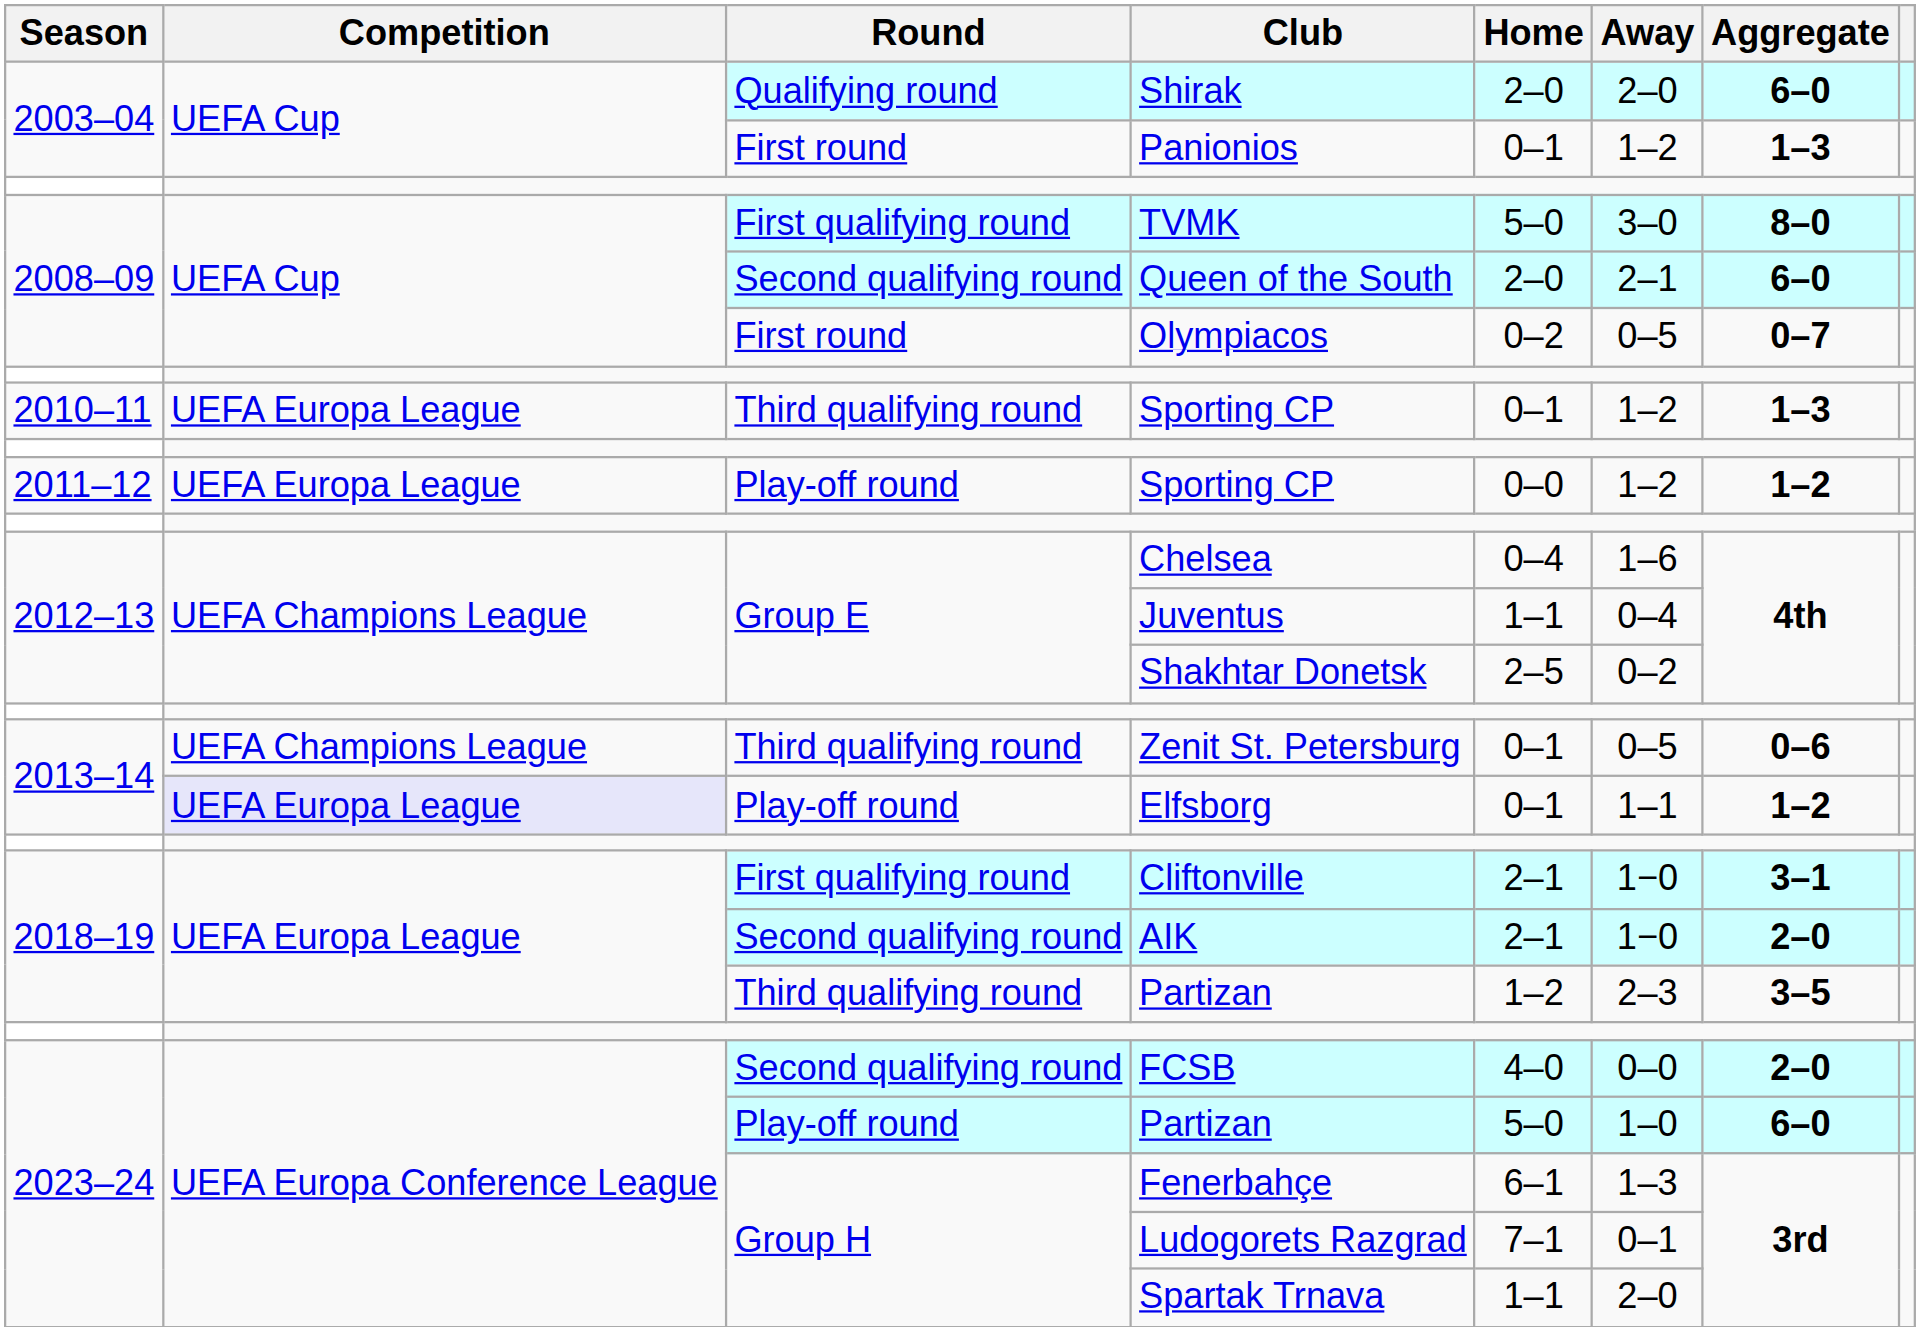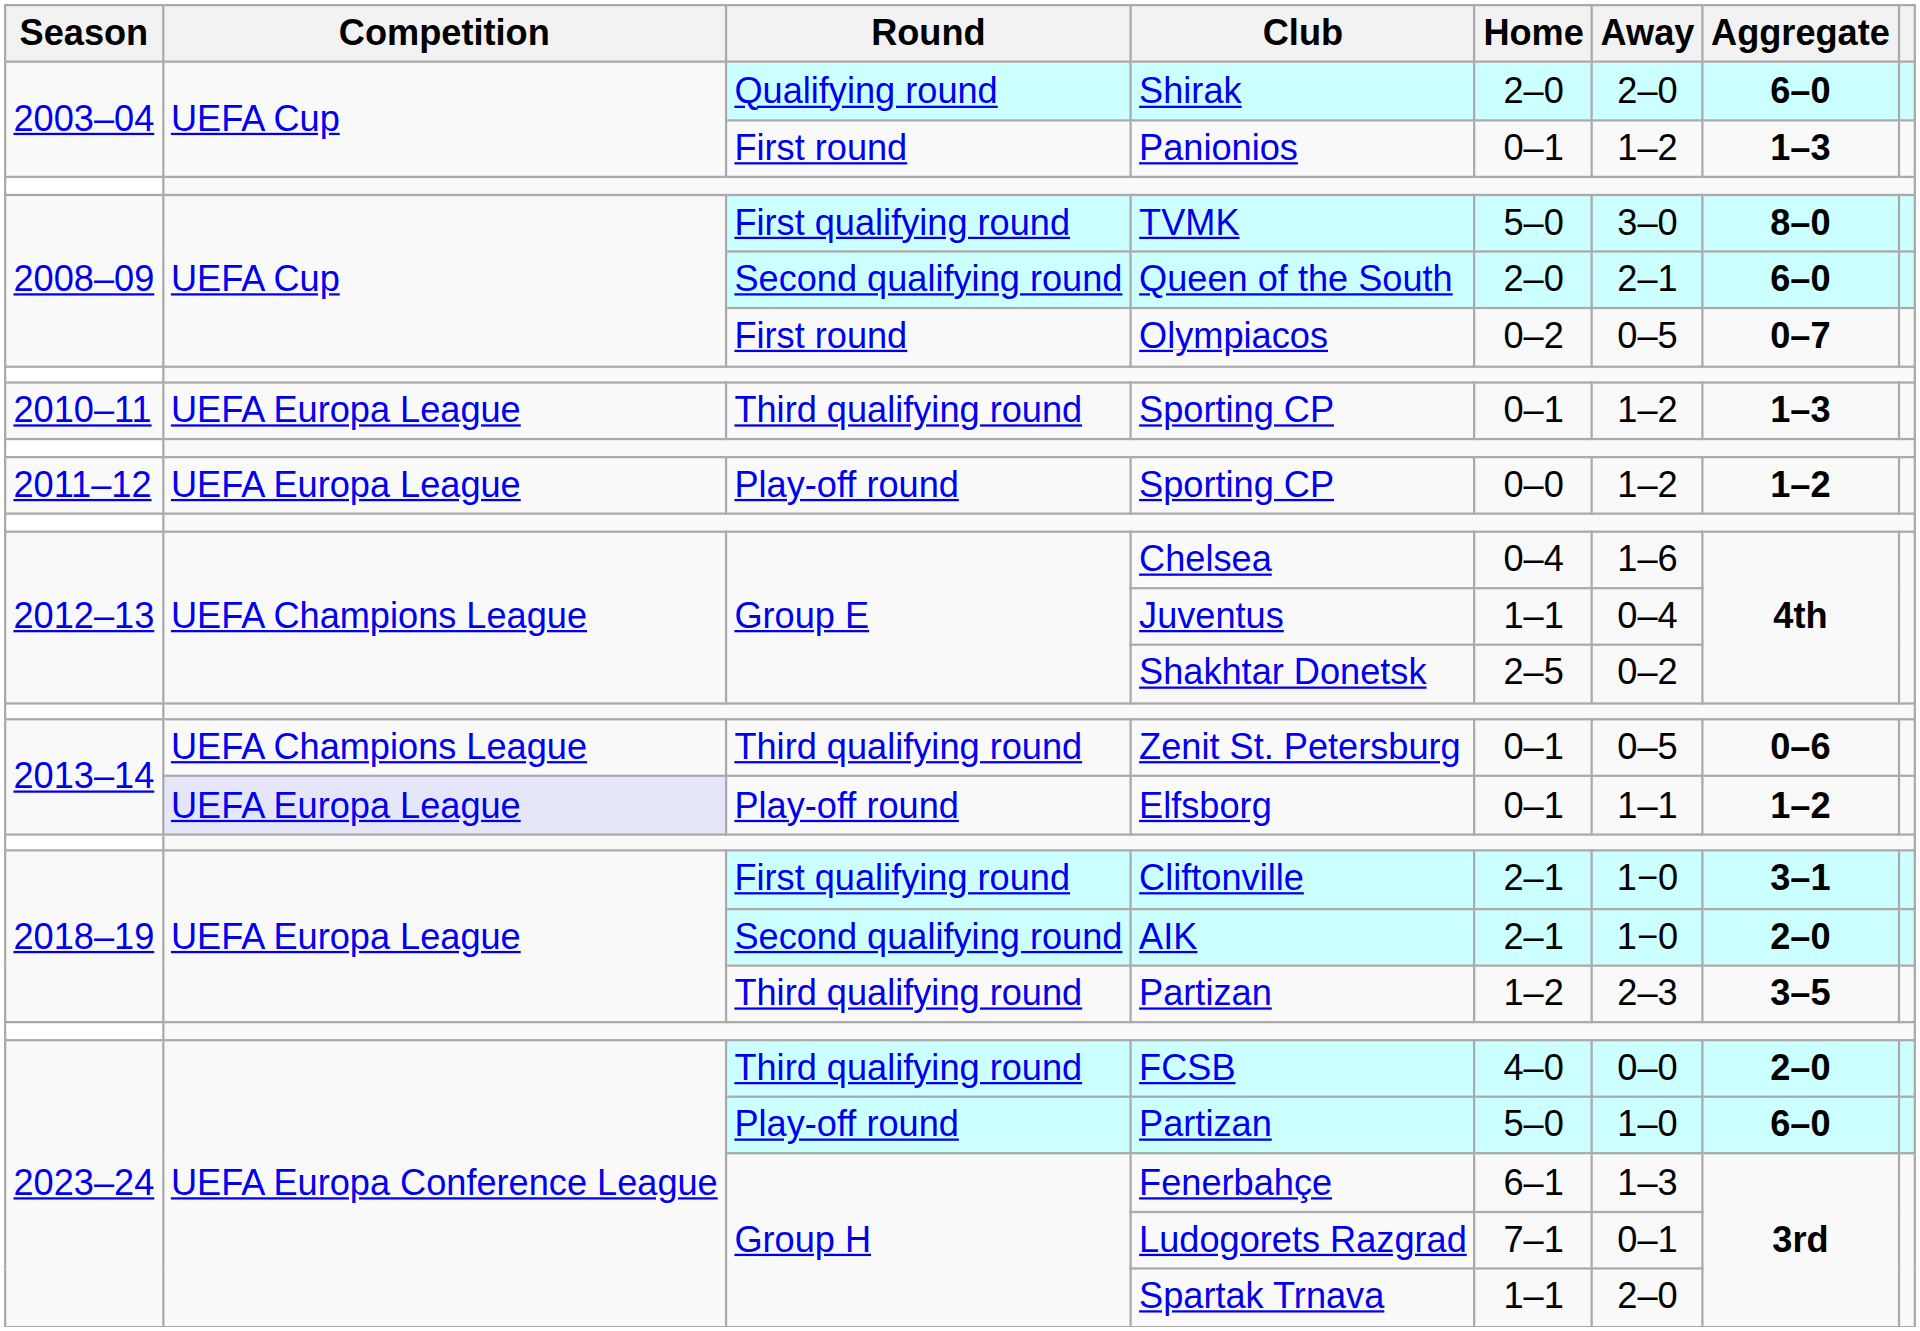(928, 1067) Second qualifying round -> (908, 1067) Third qualifying round
